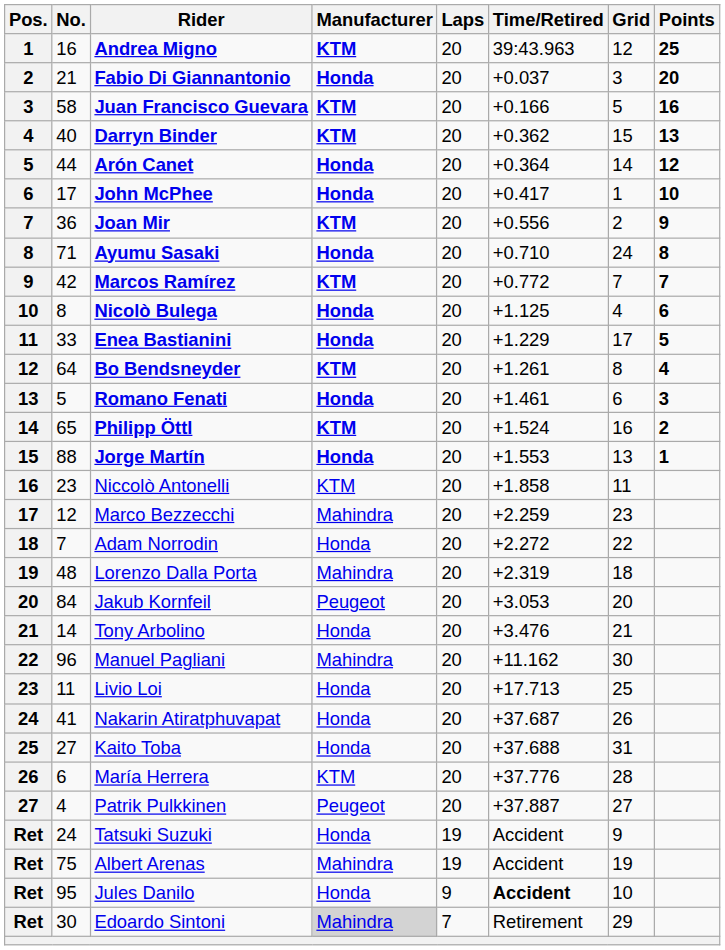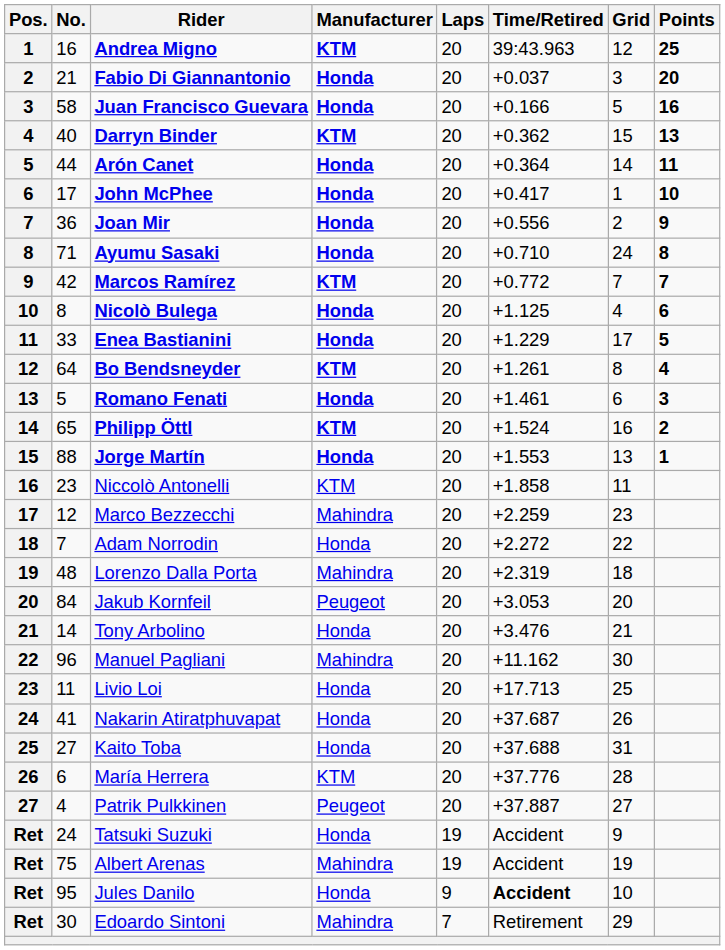(336, 107) KTM -> (345, 107) Honda
(669, 165) 12 -> (668, 165) 11
(336, 223) KTM -> (345, 223) Honda
(355, 922) lightgrey background -> (355, 922) no background
